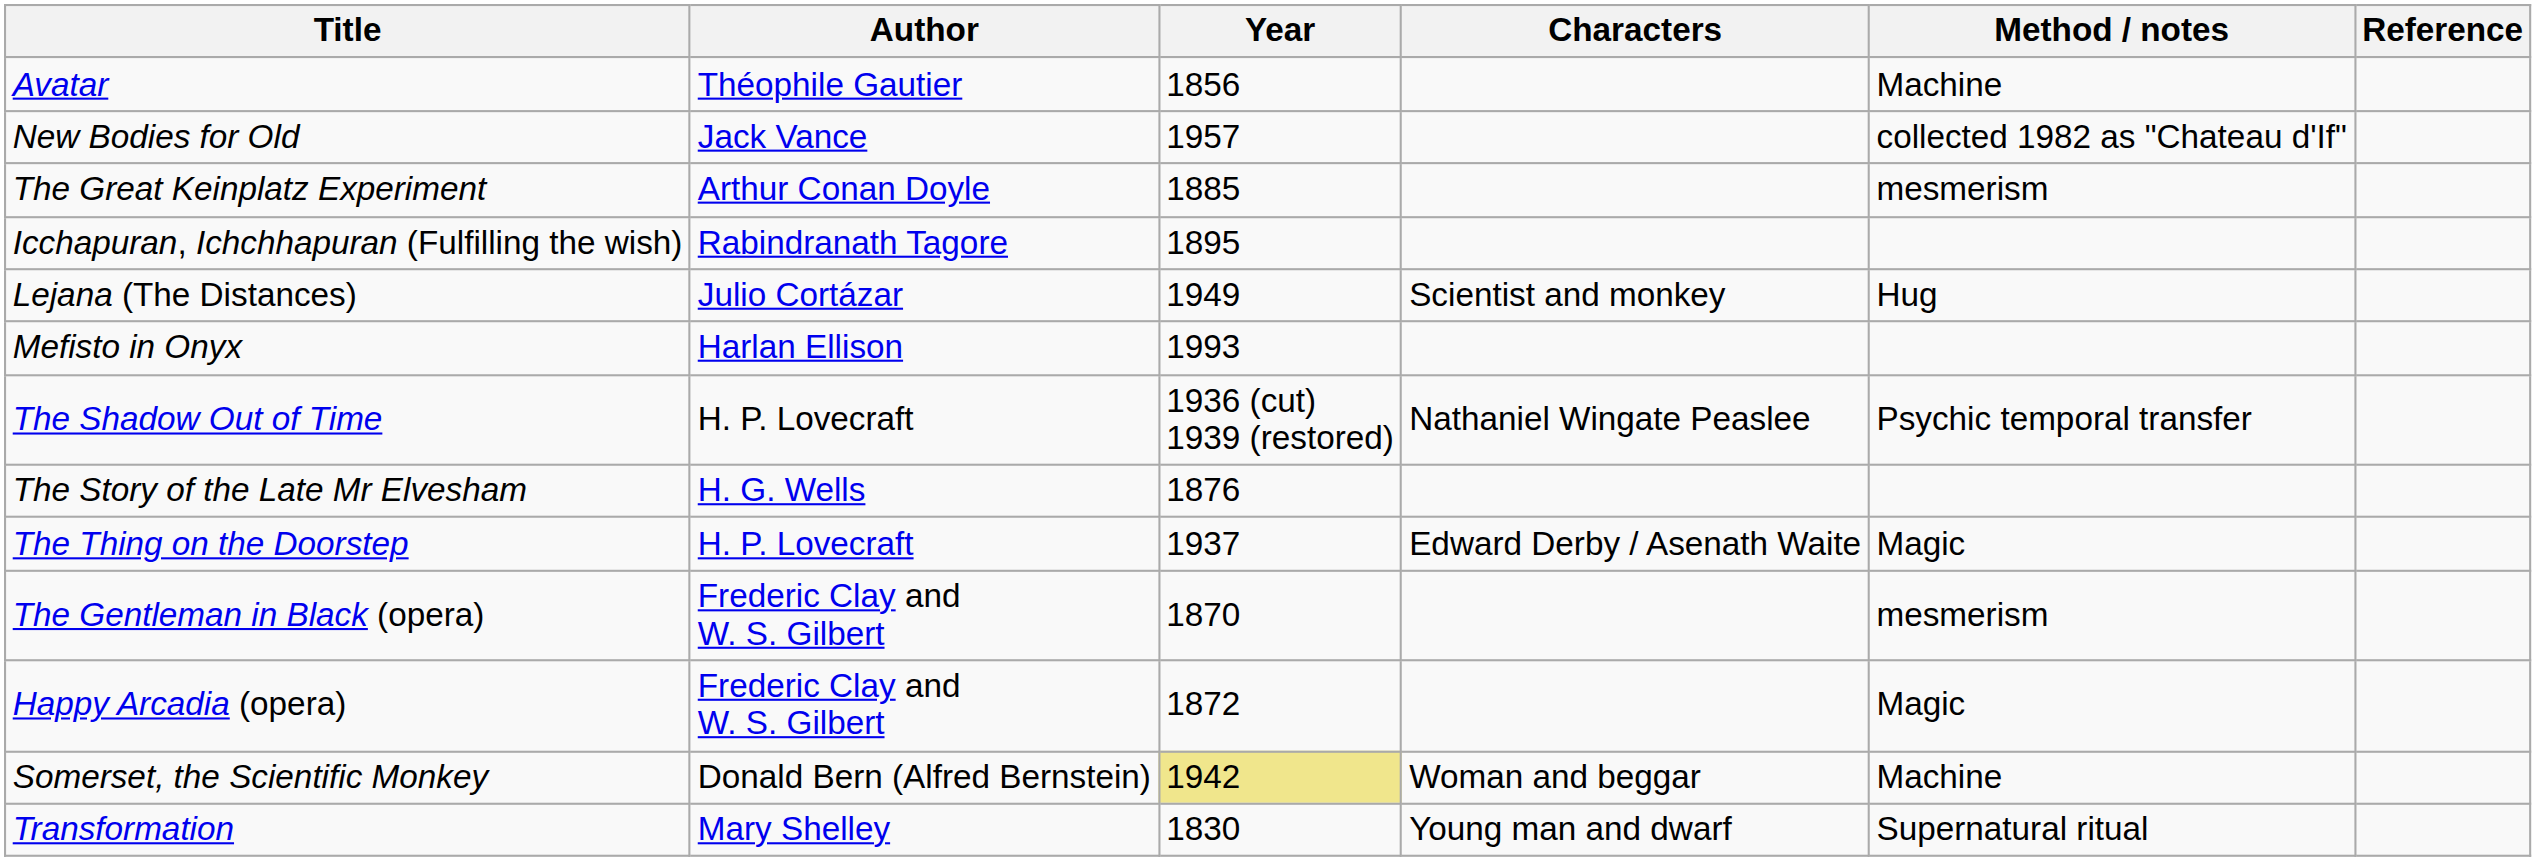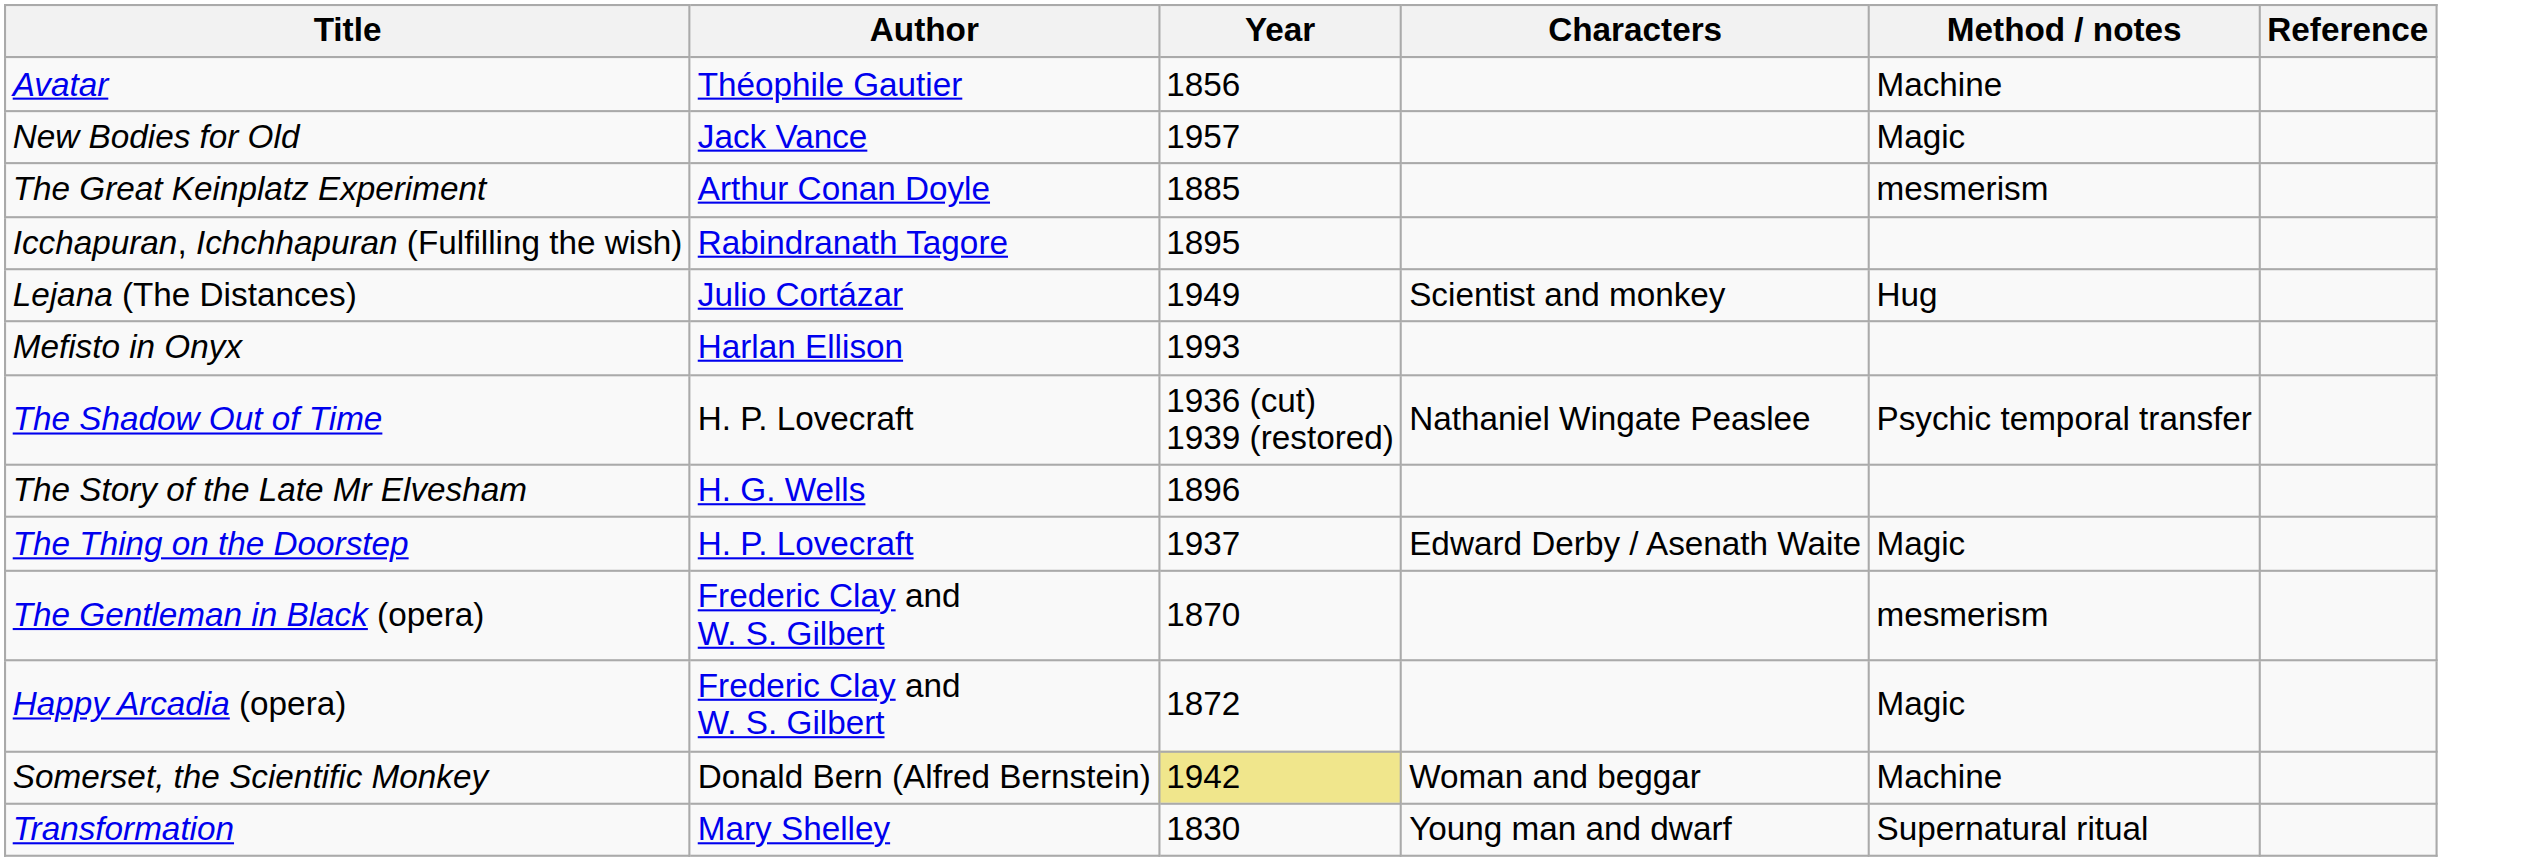(2112, 136) collected 1982 as "Chateau d'If" -> (1921, 136) Magic
(1203, 490) 1876 -> (1203, 490) 1896
